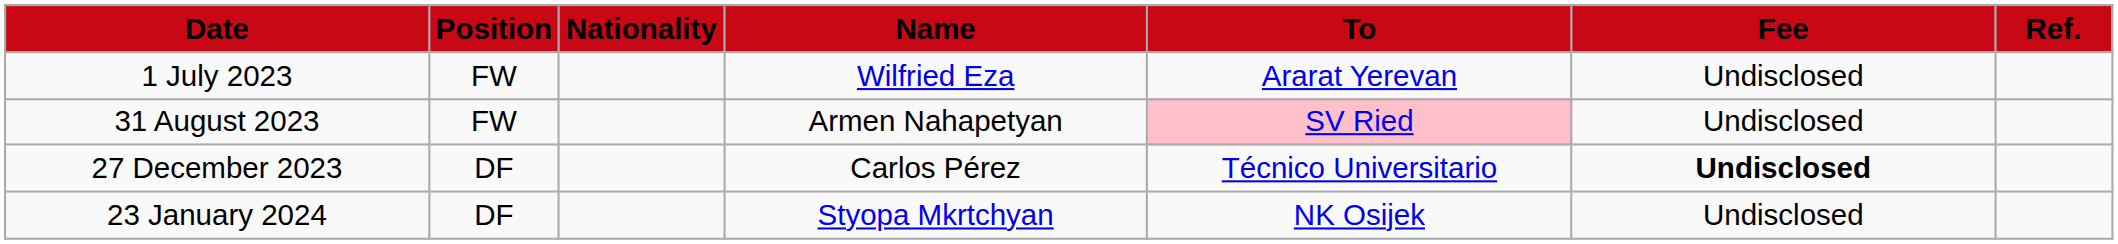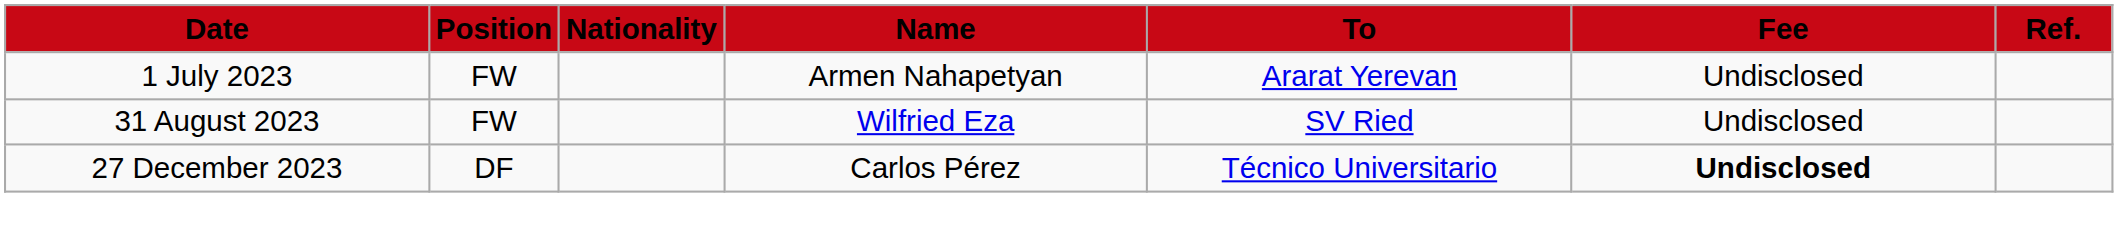(936, 75) Wilfried Eza -> (936, 75) Armen Nahapetyan
(936, 122) Armen Nahapetyan -> (936, 122) Wilfried Eza
(1359, 122) pink background -> (1359, 122) no background
- row: (217, 215)
